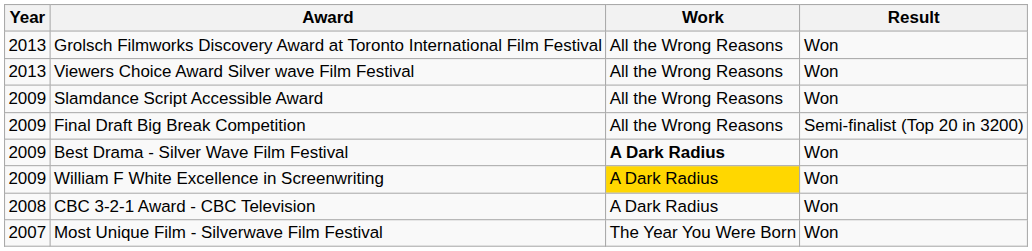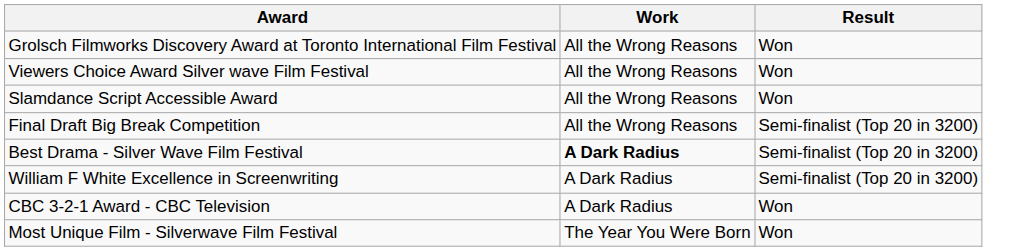- column: (27, 17)
(821, 152) Won -> (868, 152) Semi-finalist (Top 20 in 3200)
(664, 179) gold background -> (618, 179) no background
(821, 179) Won -> (868, 179) Semi-finalist (Top 20 in 3200)
